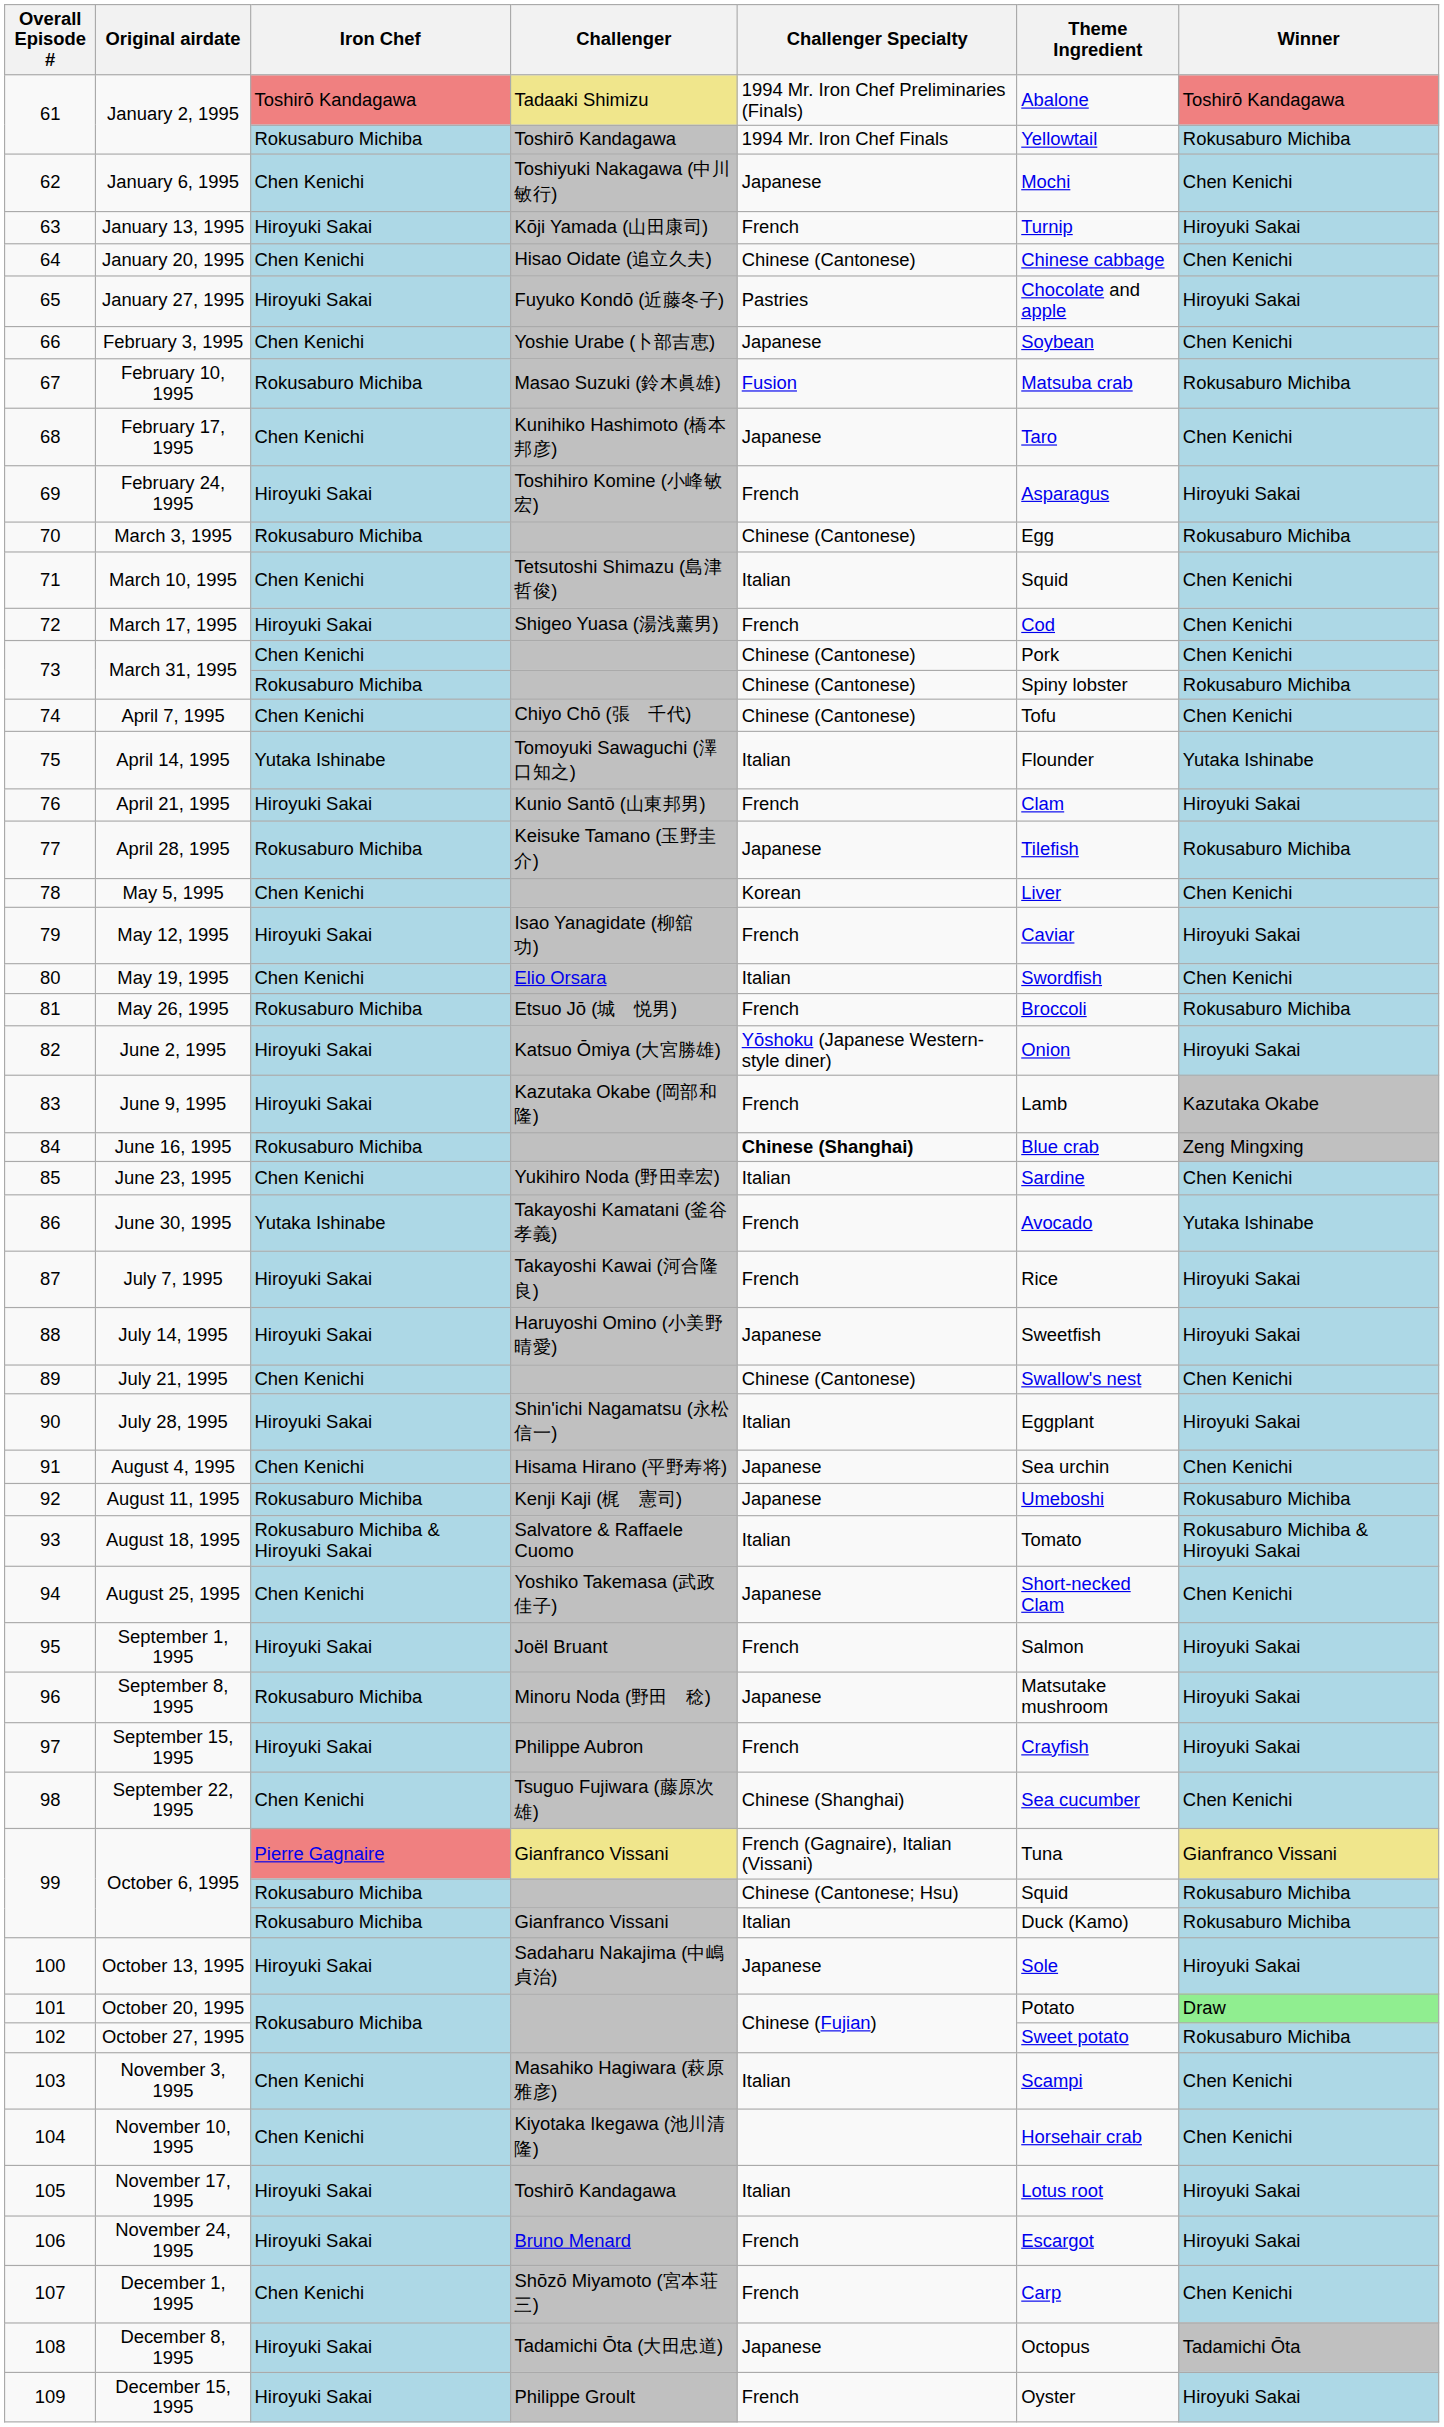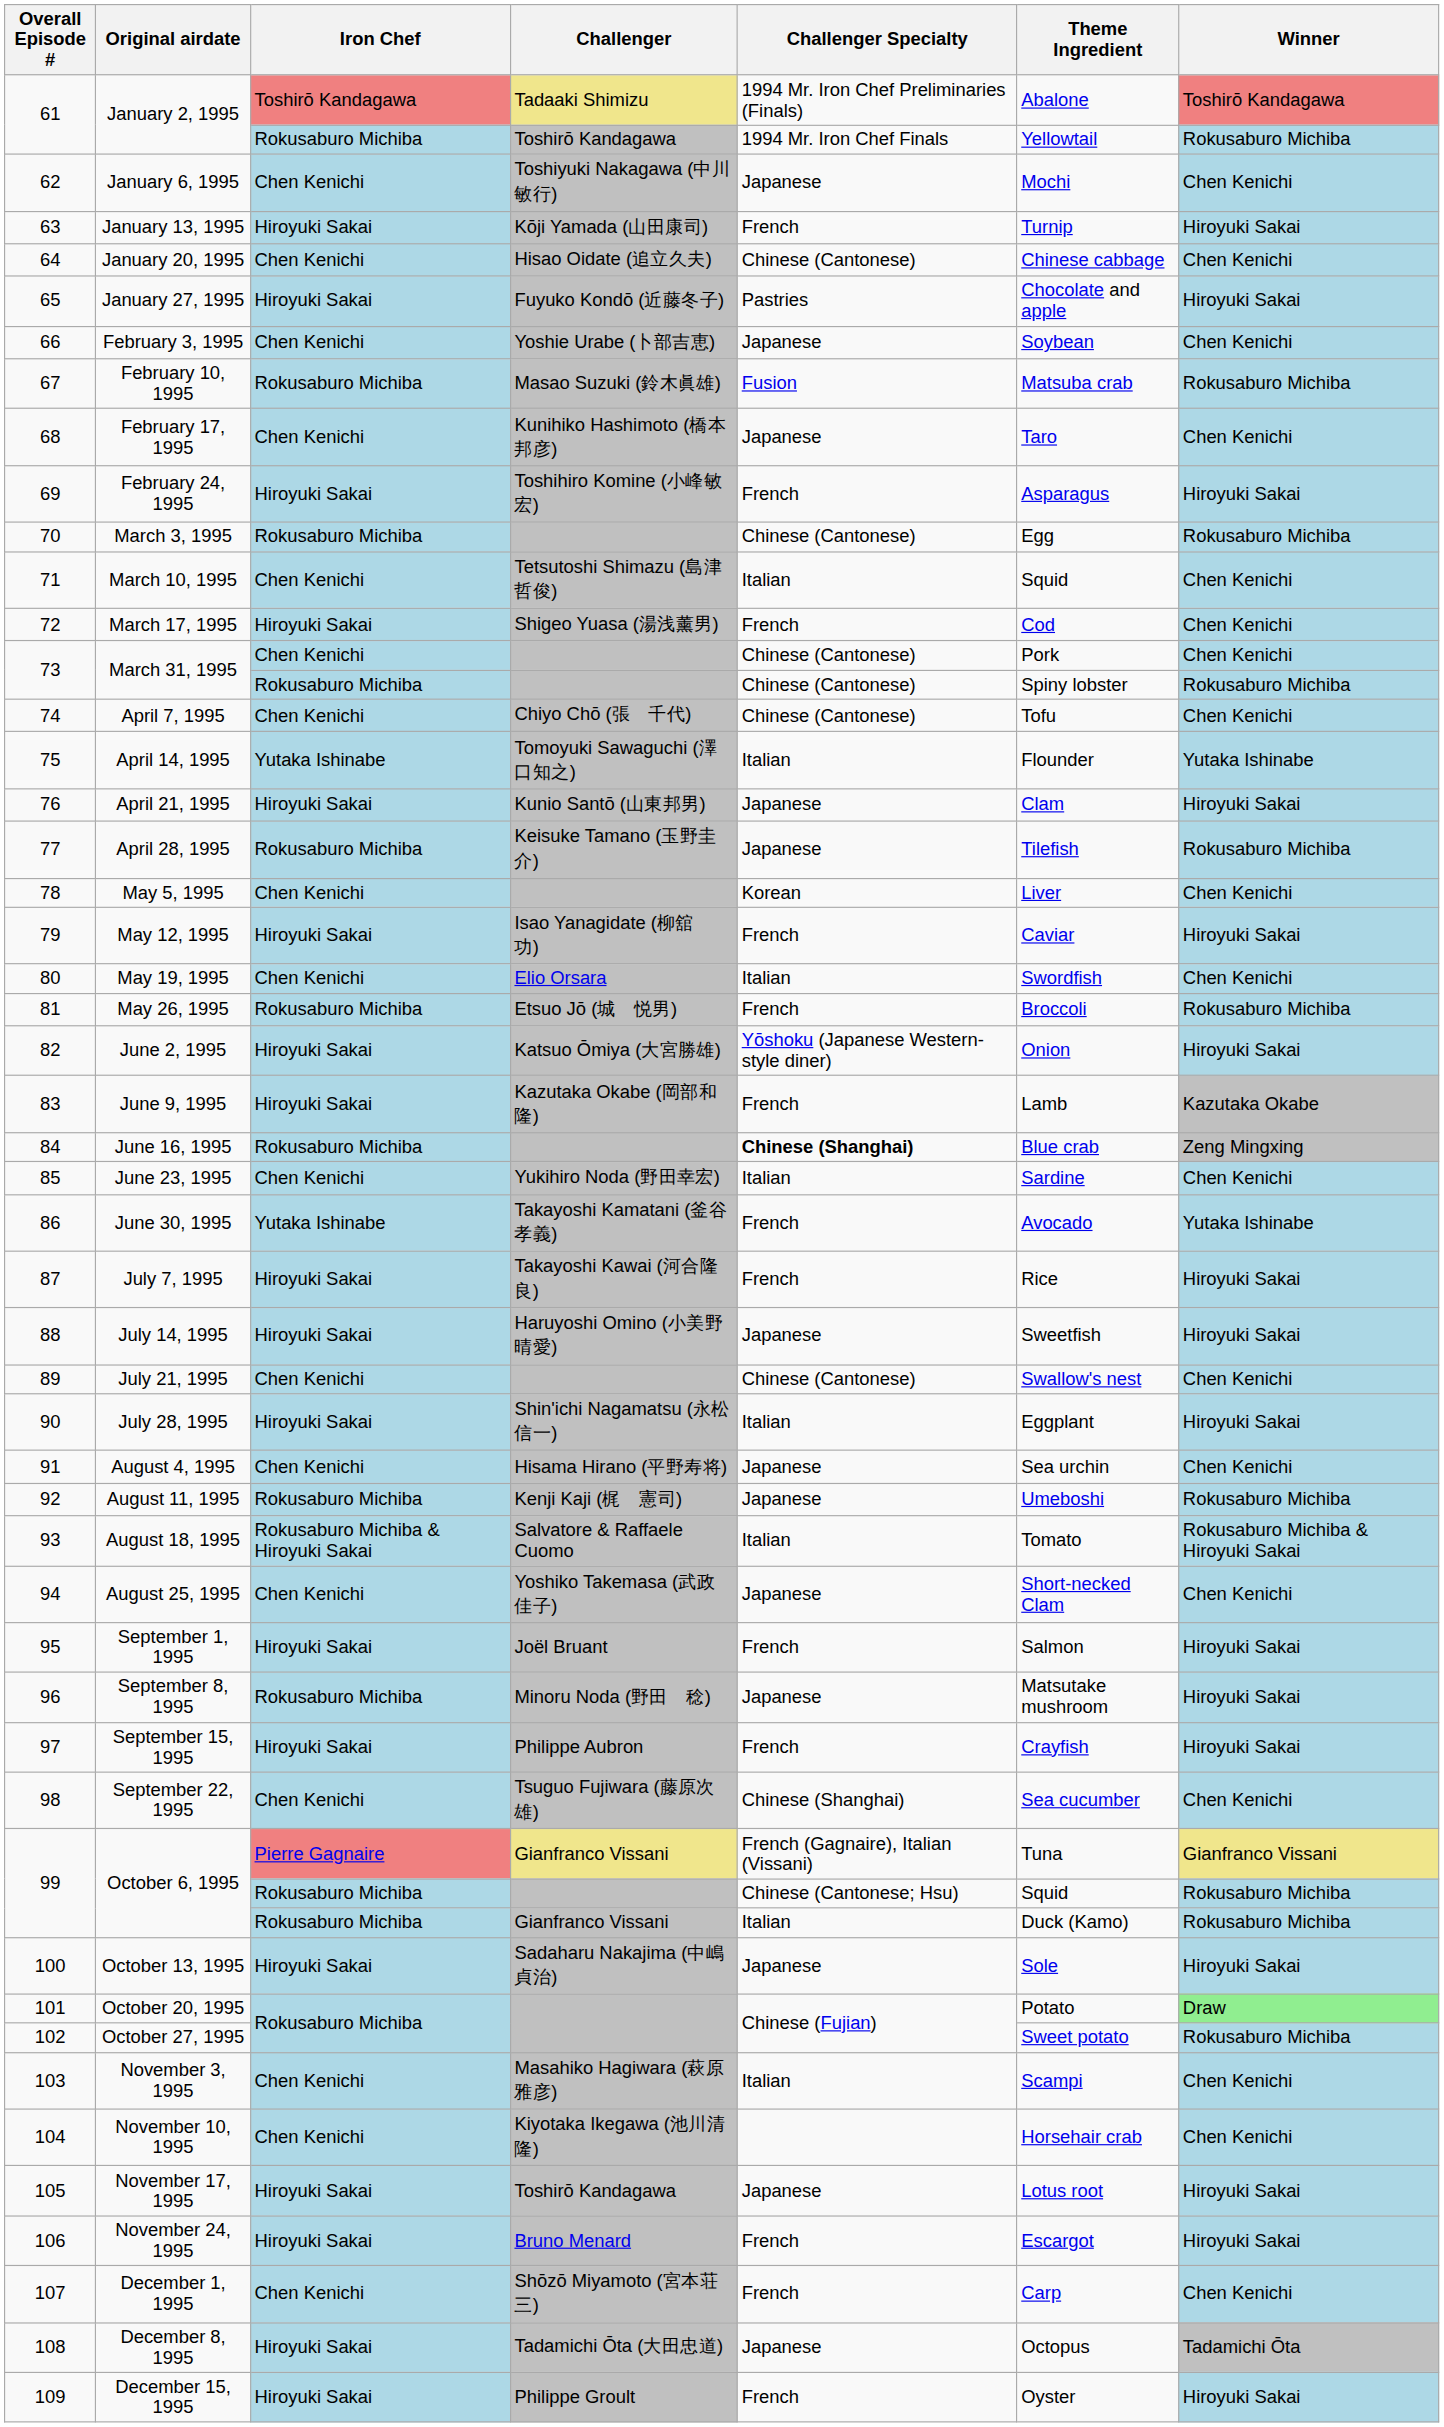(770, 804) French -> (782, 804) Japanese
(766, 2190) Italian -> (782, 2190) Japanese
